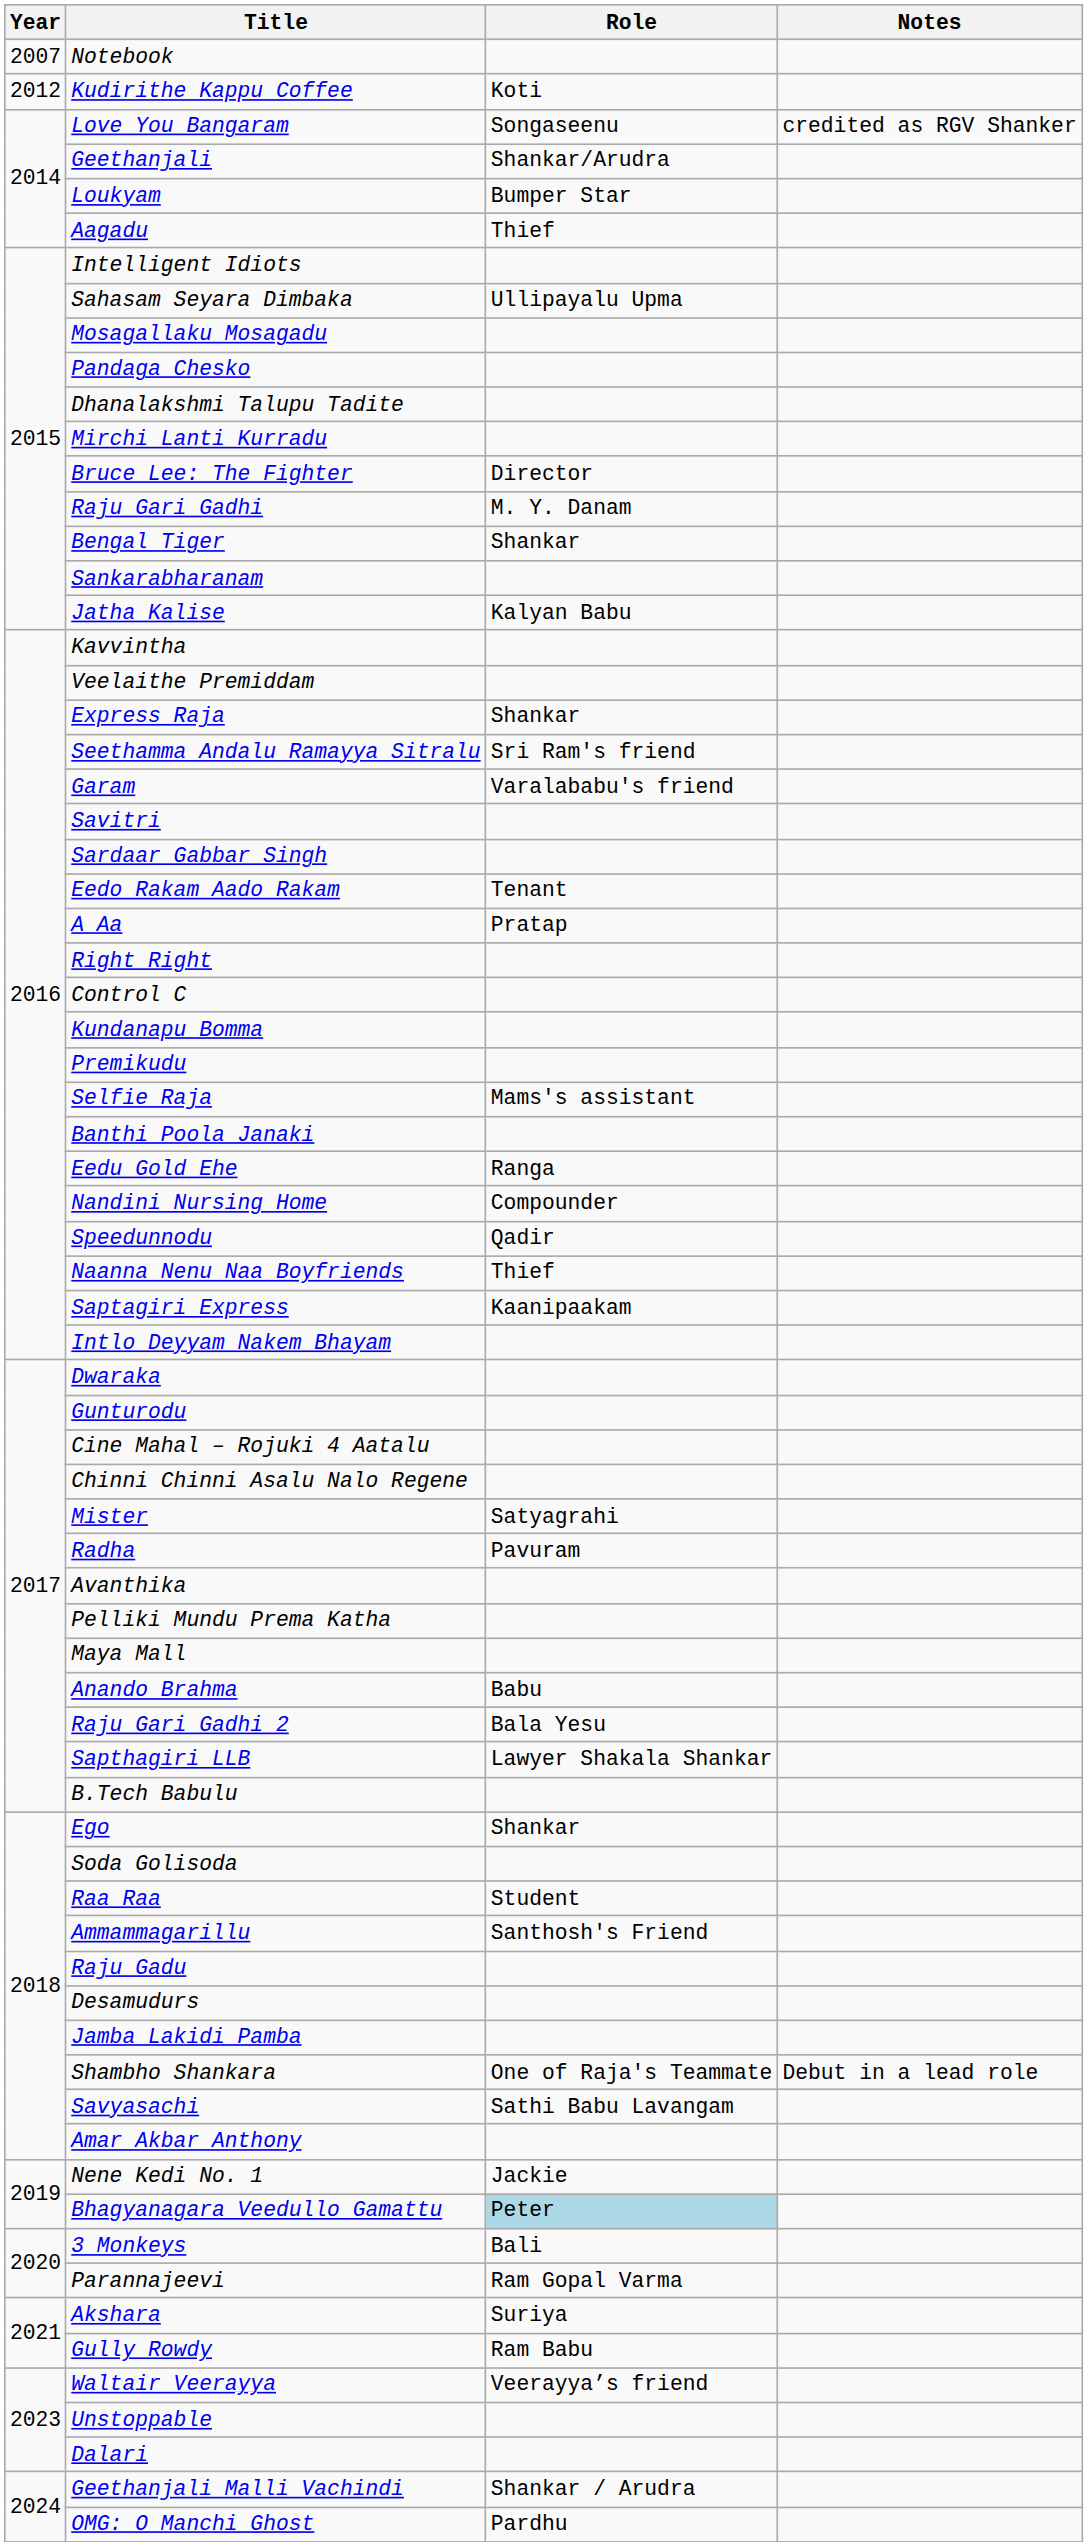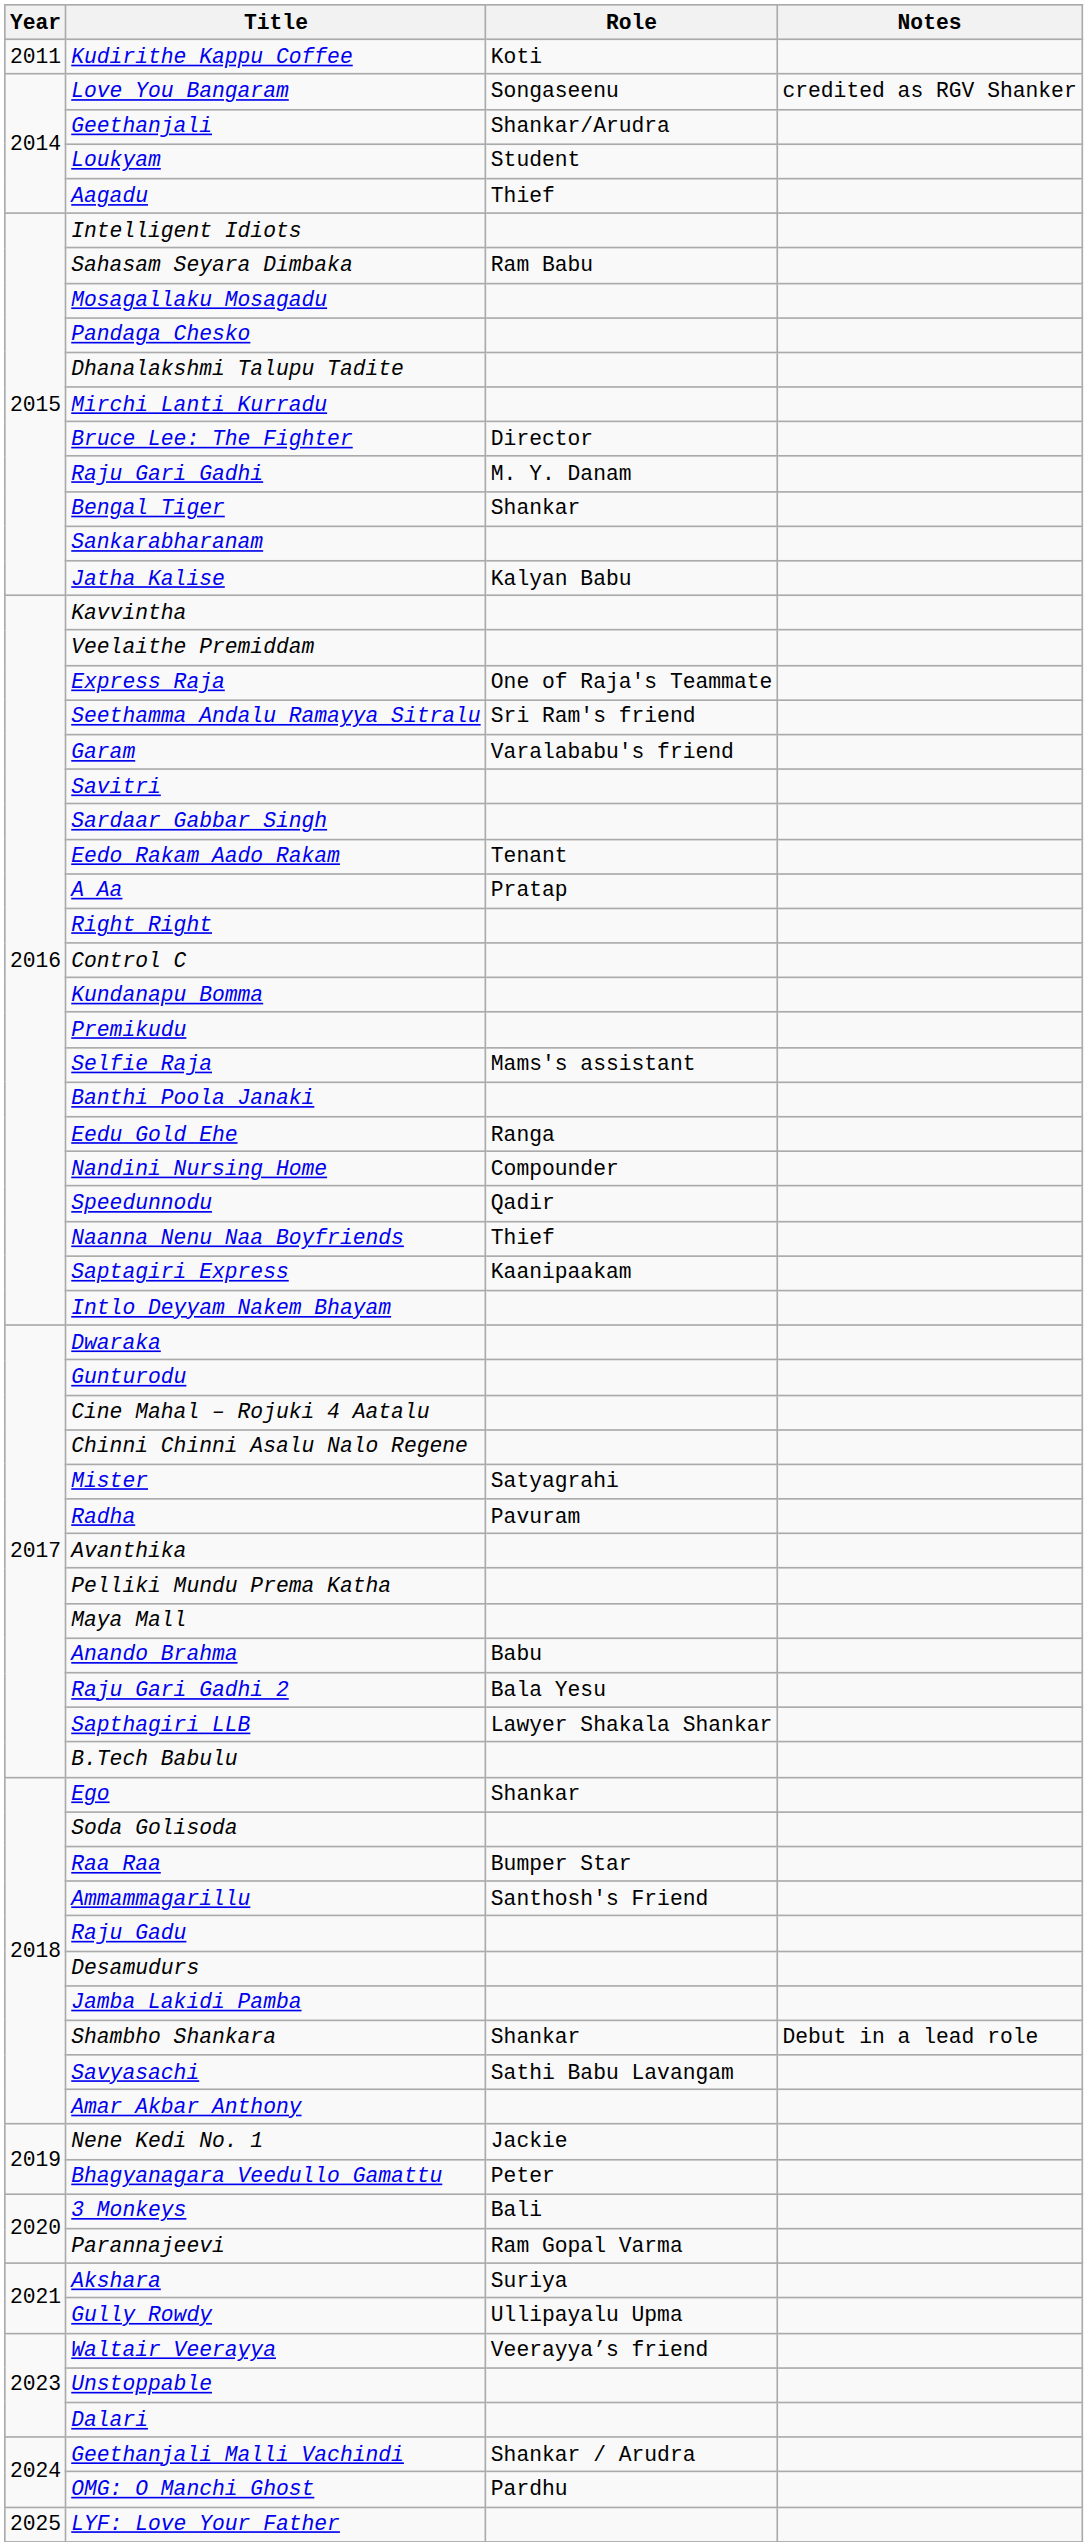- row: (122, 57)
(35, 92) 2012 -> (35, 57) 2011
(561, 196) Bumper Star -> (536, 161) Student
(587, 300) Ullipayalu Upma -> (542, 265) Ram Babu
(536, 717) Shankar -> (632, 682) One of Raja's Teammate
(536, 1899) Student -> (561, 1864) Bumper Star
(632, 2072) One of Raja's Teammate -> (536, 2038) Shankar
(523, 2211) lightblue background -> (523, 2177) no background
(542, 2350) Ram Babu -> (587, 2316) Ullipayalu Upma
+ row: (206, 2524)
